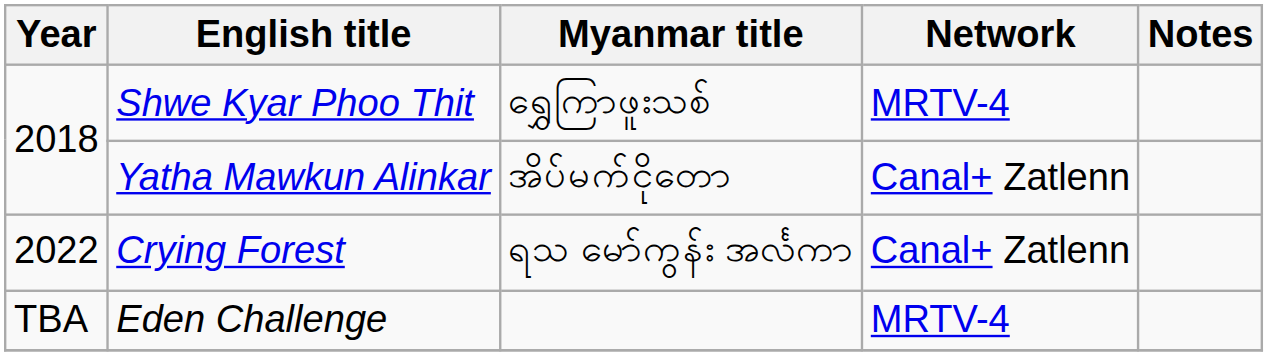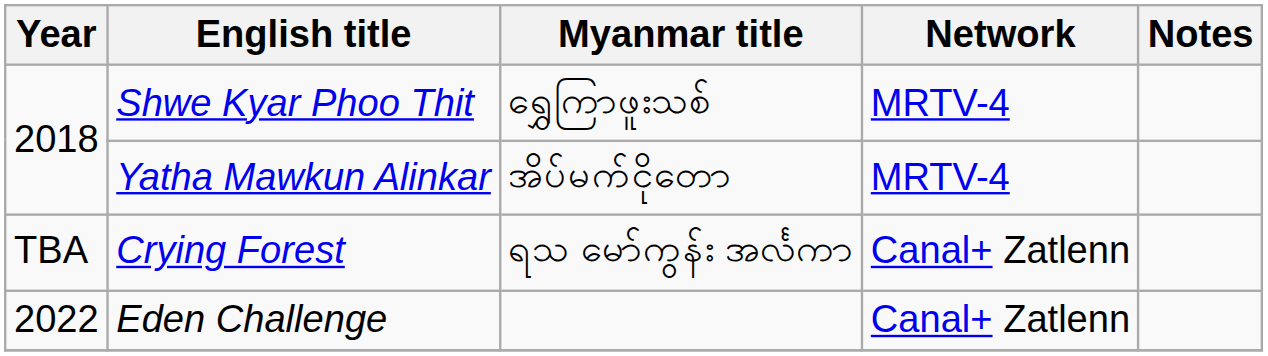(1000, 176) Canal+ Zatlenn -> (940, 176) MRTV-4
(56, 251) 2022 -> (51, 251) TBA
(51, 319) TBA -> (56, 319) 2022
(940, 319) MRTV-4 -> (1000, 319) Canal+ Zatlenn
